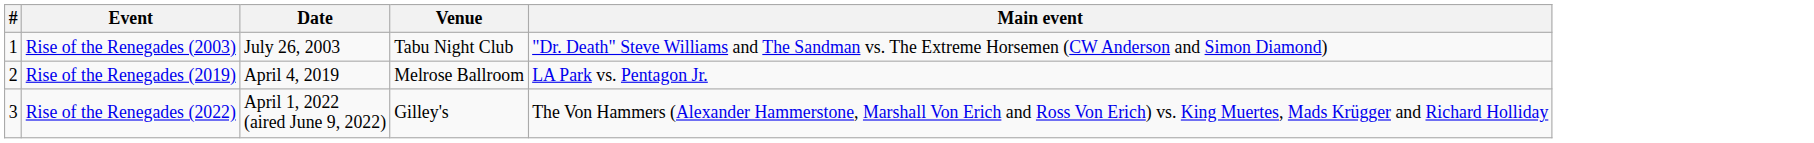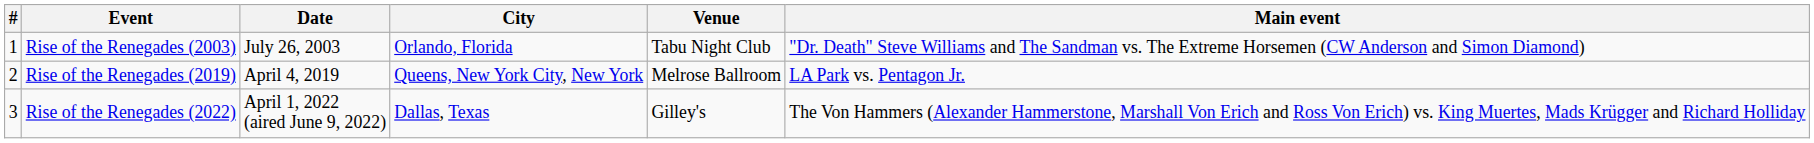+ column: (519, 18)
